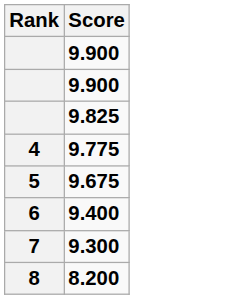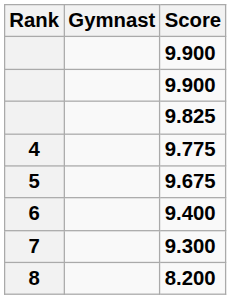+ column: (112, 20)
